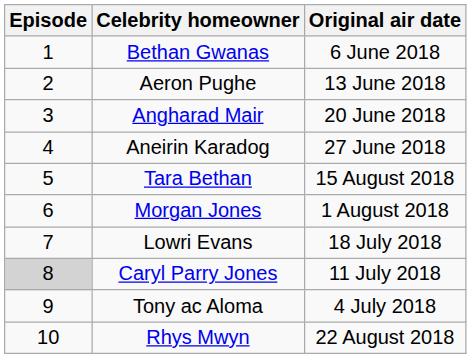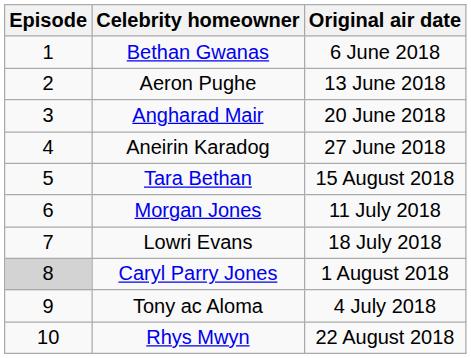(385, 210) 1 August 2018 -> (385, 210) 11 July 2018
(385, 274) 11 July 2018 -> (385, 274) 1 August 2018
